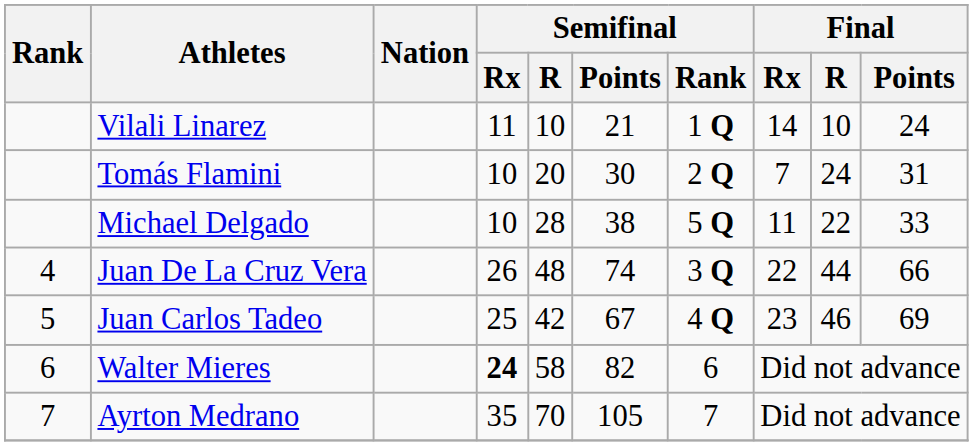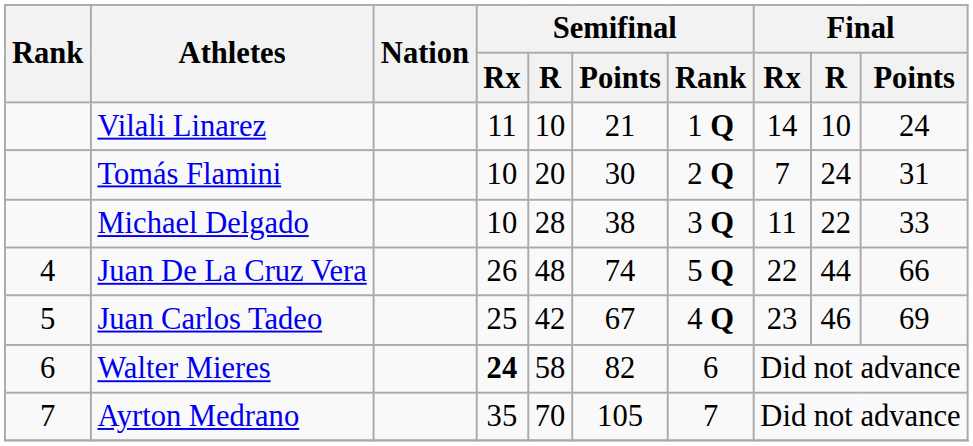(711, 222) 5 Q -> (711, 222) 3 Q
(711, 271) 3 Q -> (711, 271) 5 Q
